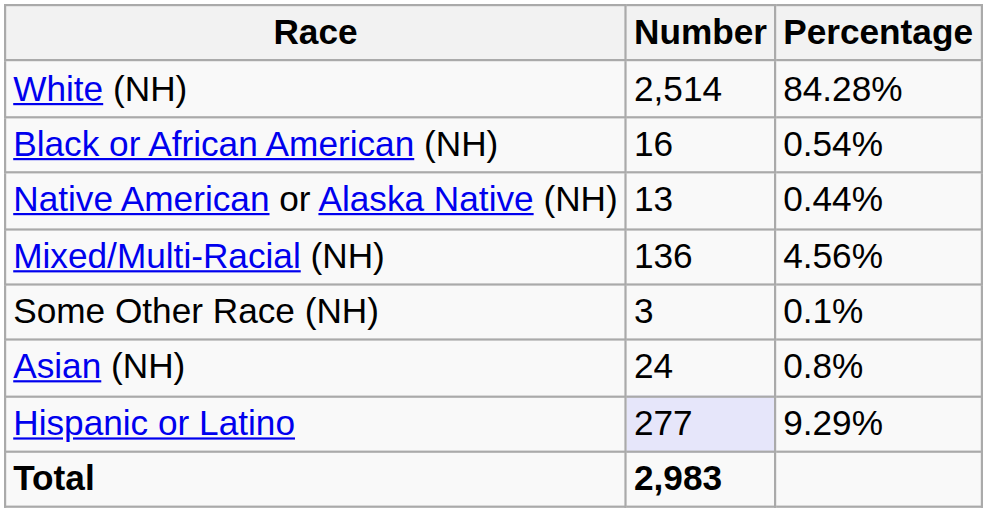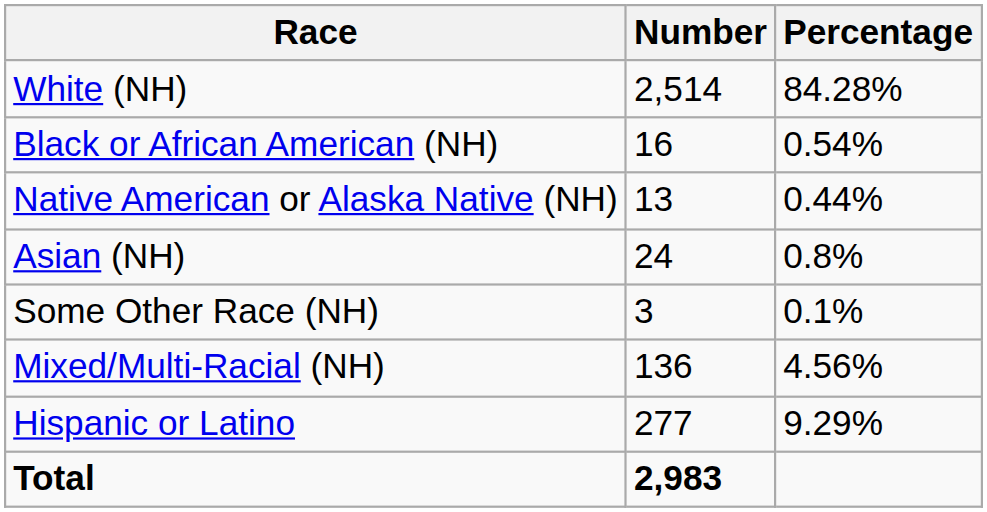rows swapped: (99, 367) <-> (199, 255)
(663, 423) lavender background -> (663, 423) no background
